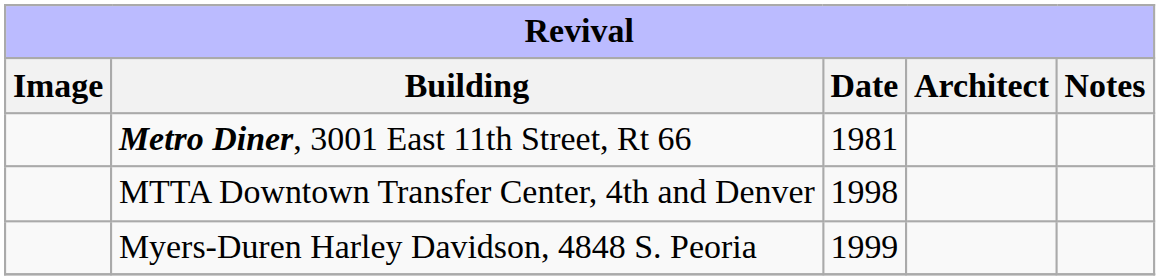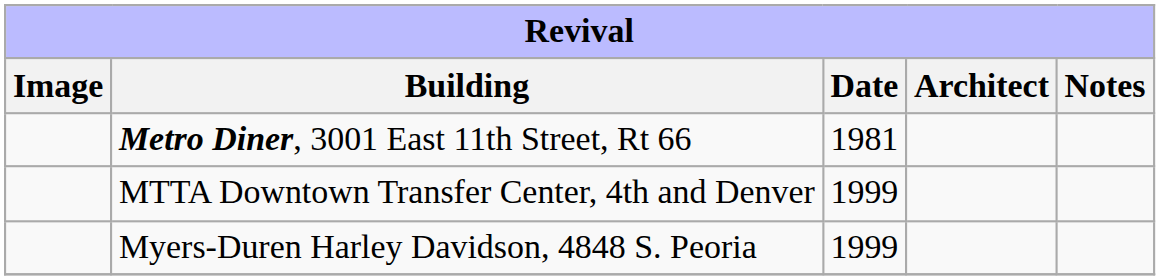(864, 192) 1998 -> (864, 192) 1999
